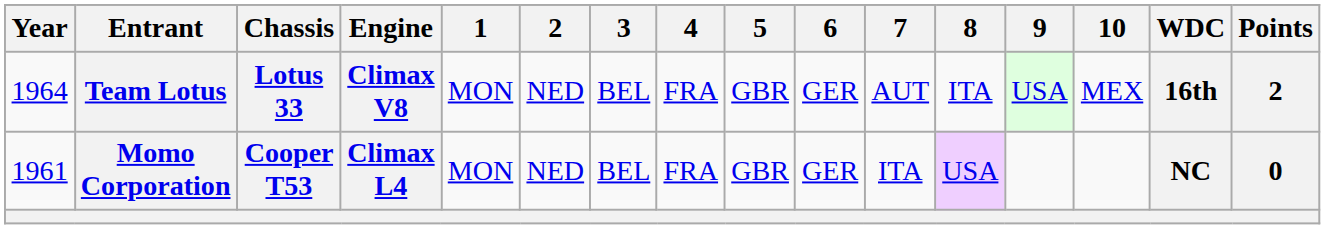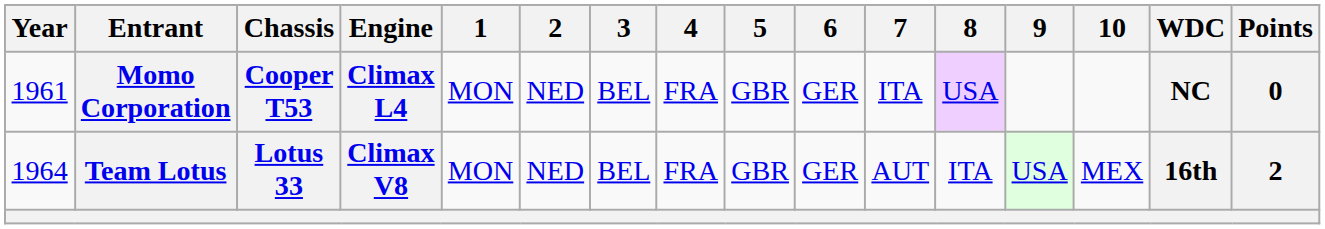rows swapped: (156, 170) <-> (156, 90)
